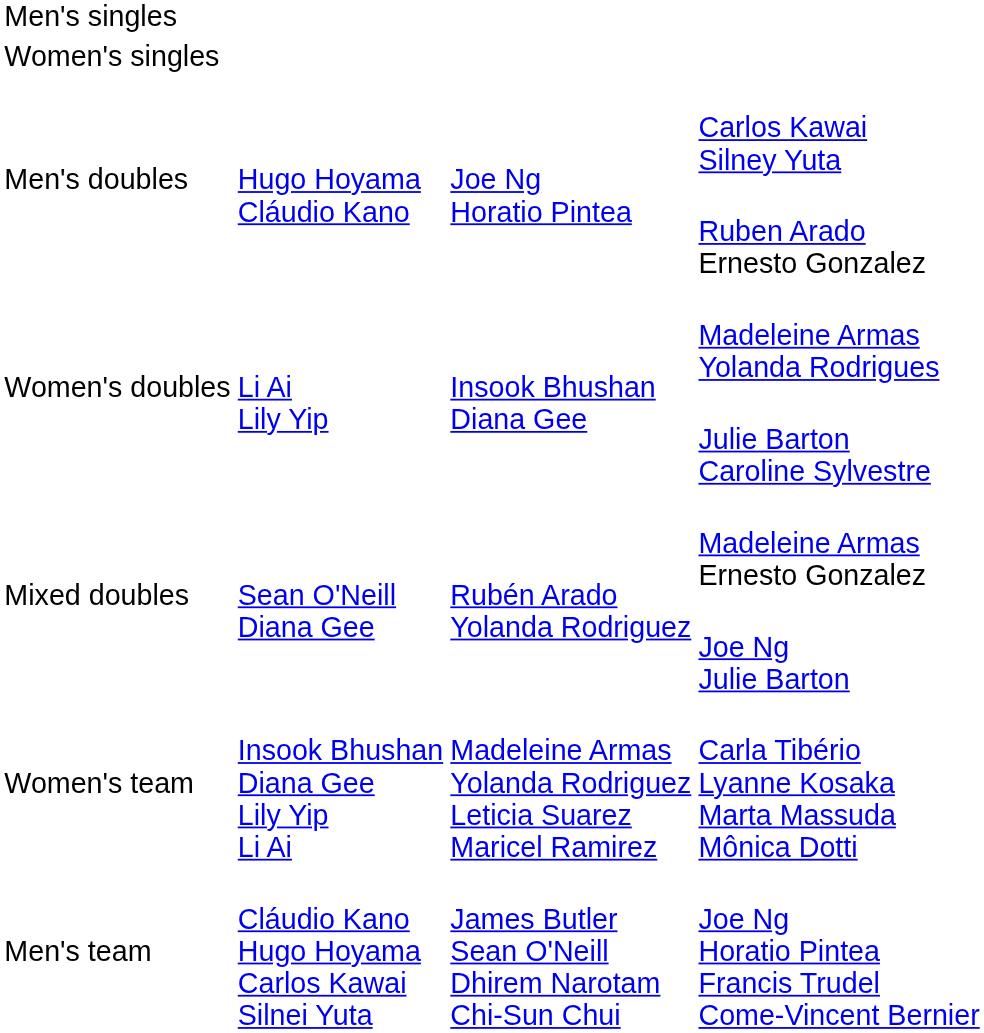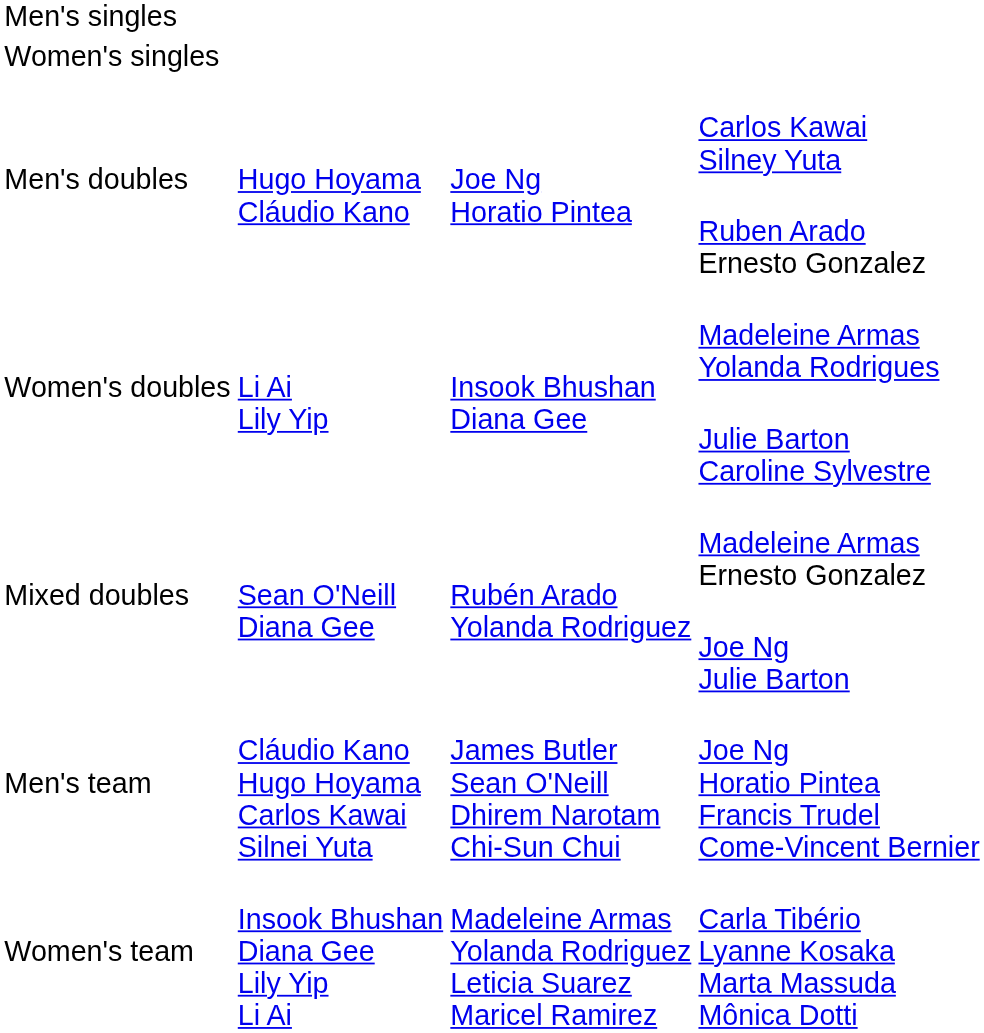rows swapped: (78, 951) <-> (99, 783)
